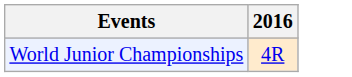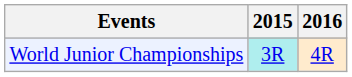+ column: (273, 21)
